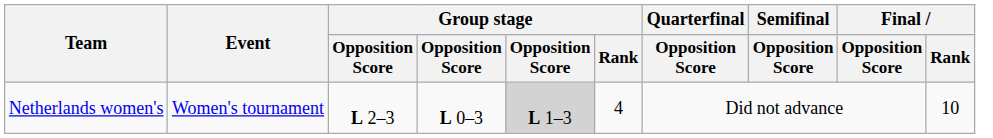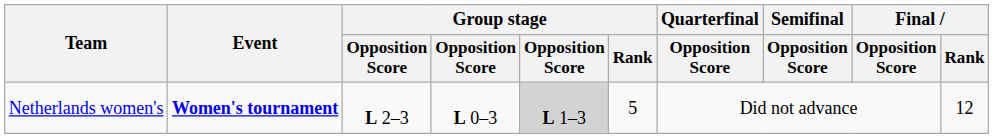(248, 108) normal -> (255, 108) bold
(618, 108) 4 -> (633, 108) 5
(950, 108) 10 -> (964, 108) 12
